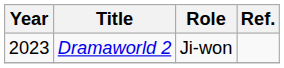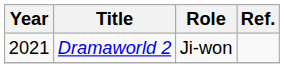(29, 47) 2023 -> (29, 47) 2021
